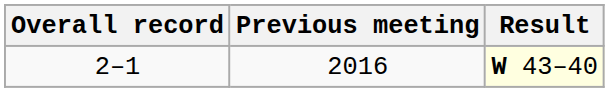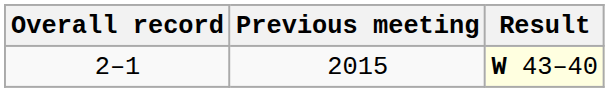(358, 67) 2016 -> (358, 67) 2015
